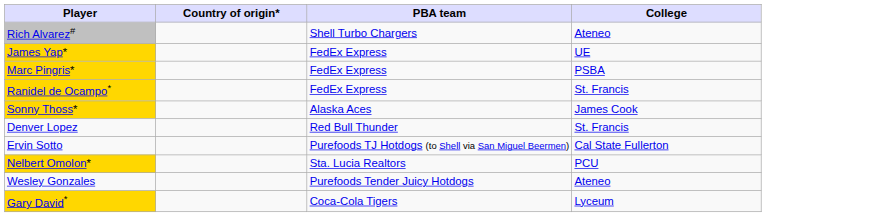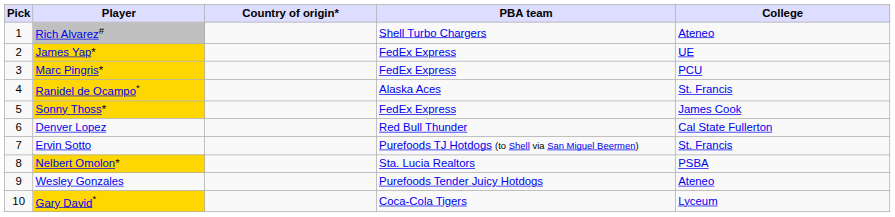+ column: (19, 13)
(590, 70) PSBA -> (690, 70) PCU
(348, 90) FedEx Express -> (410, 90) Alaska Aces
(341, 109) Alaska Aces -> (418, 109) FedEx Express
(602, 127) St. Francis -> (725, 127) Cal State Fullerton
(622, 145) Cal State Fullerton -> (705, 145) St. Francis
(586, 163) PCU -> (693, 163) PSBA
